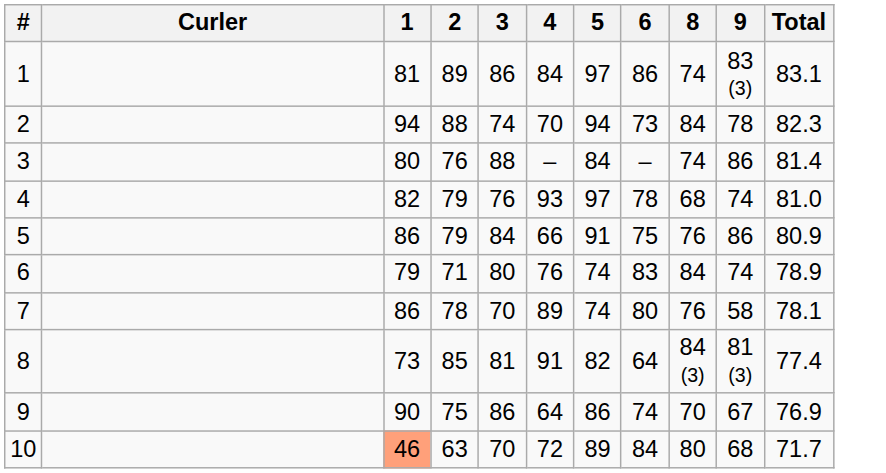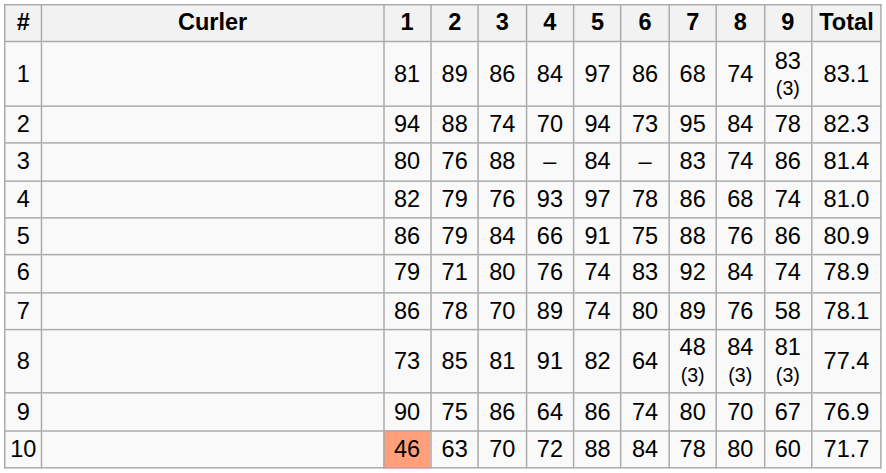+ column: (693, 23)
(597, 449) 89 -> (597, 449) 88
(740, 449) 68 -> (788, 449) 60
